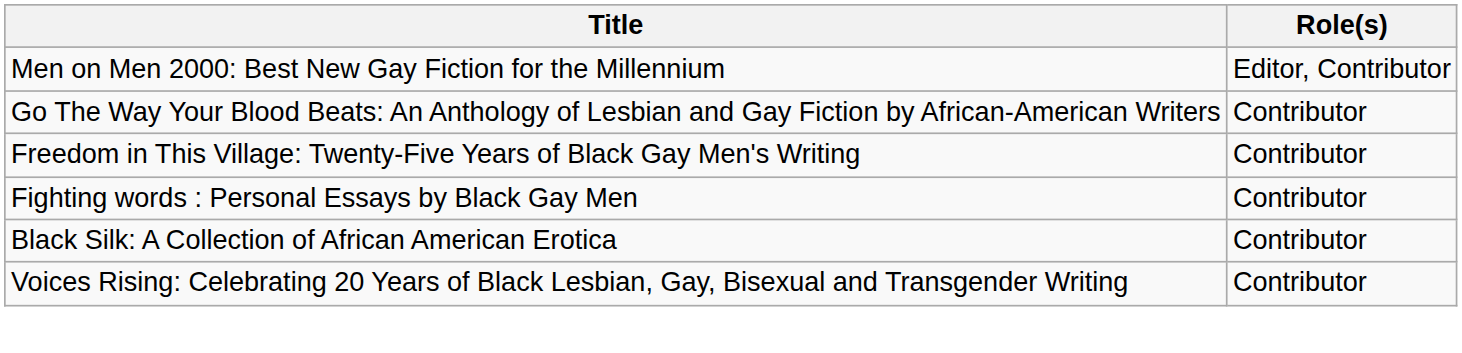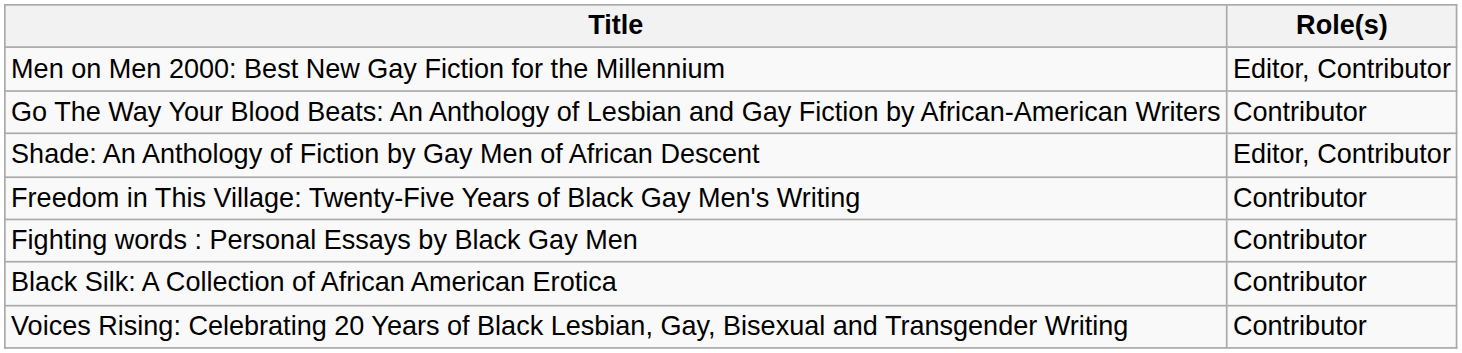+ row: (385, 154)
